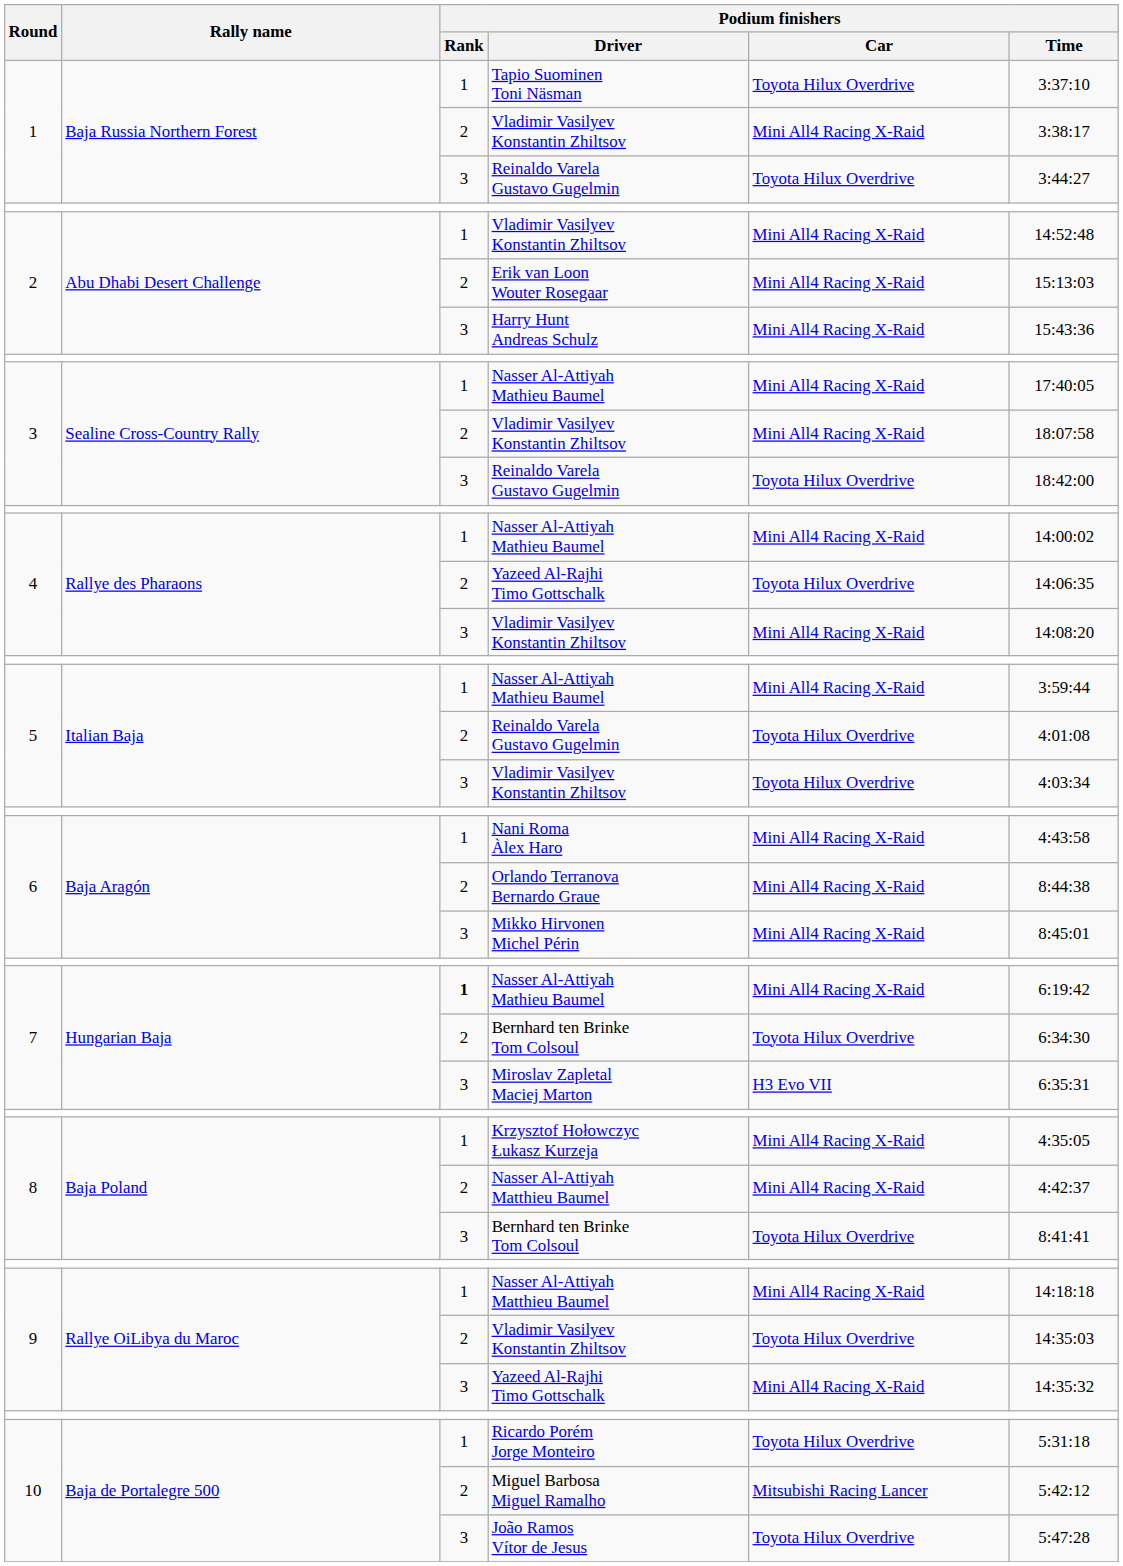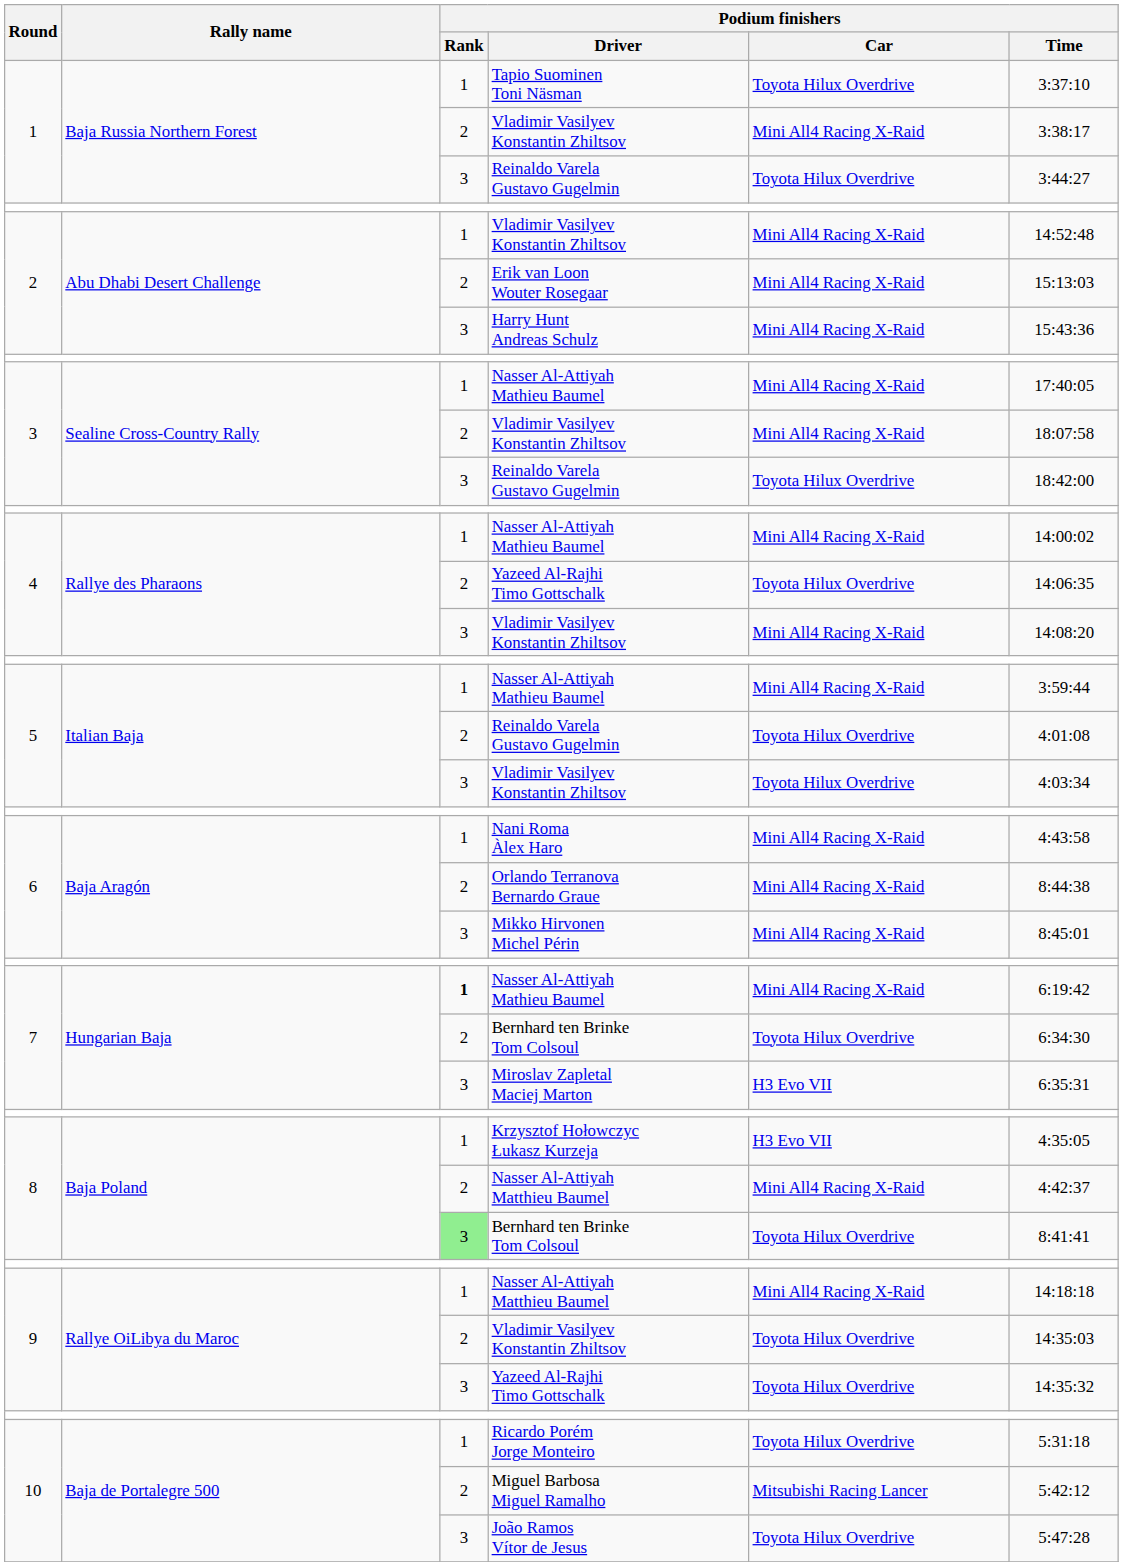(838, 1140) Mini All4 Racing X-Raid -> (792, 1140) H3 Evo VII
(464, 1235) no background -> (464, 1235) lightgreen background
(838, 1386) Mini All4 Racing X-Raid -> (833, 1386) Toyota Hilux Overdrive
